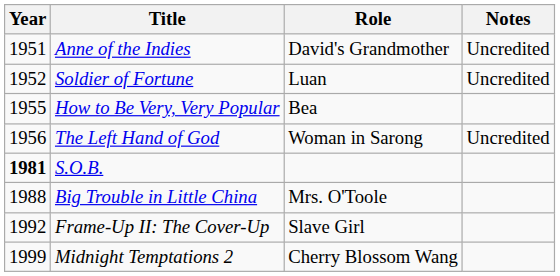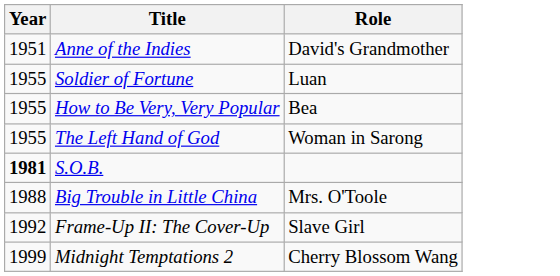- column: (508, 19)
(28, 78) 1952 -> (28, 78) 1955
(28, 138) 1956 -> (28, 138) 1955
